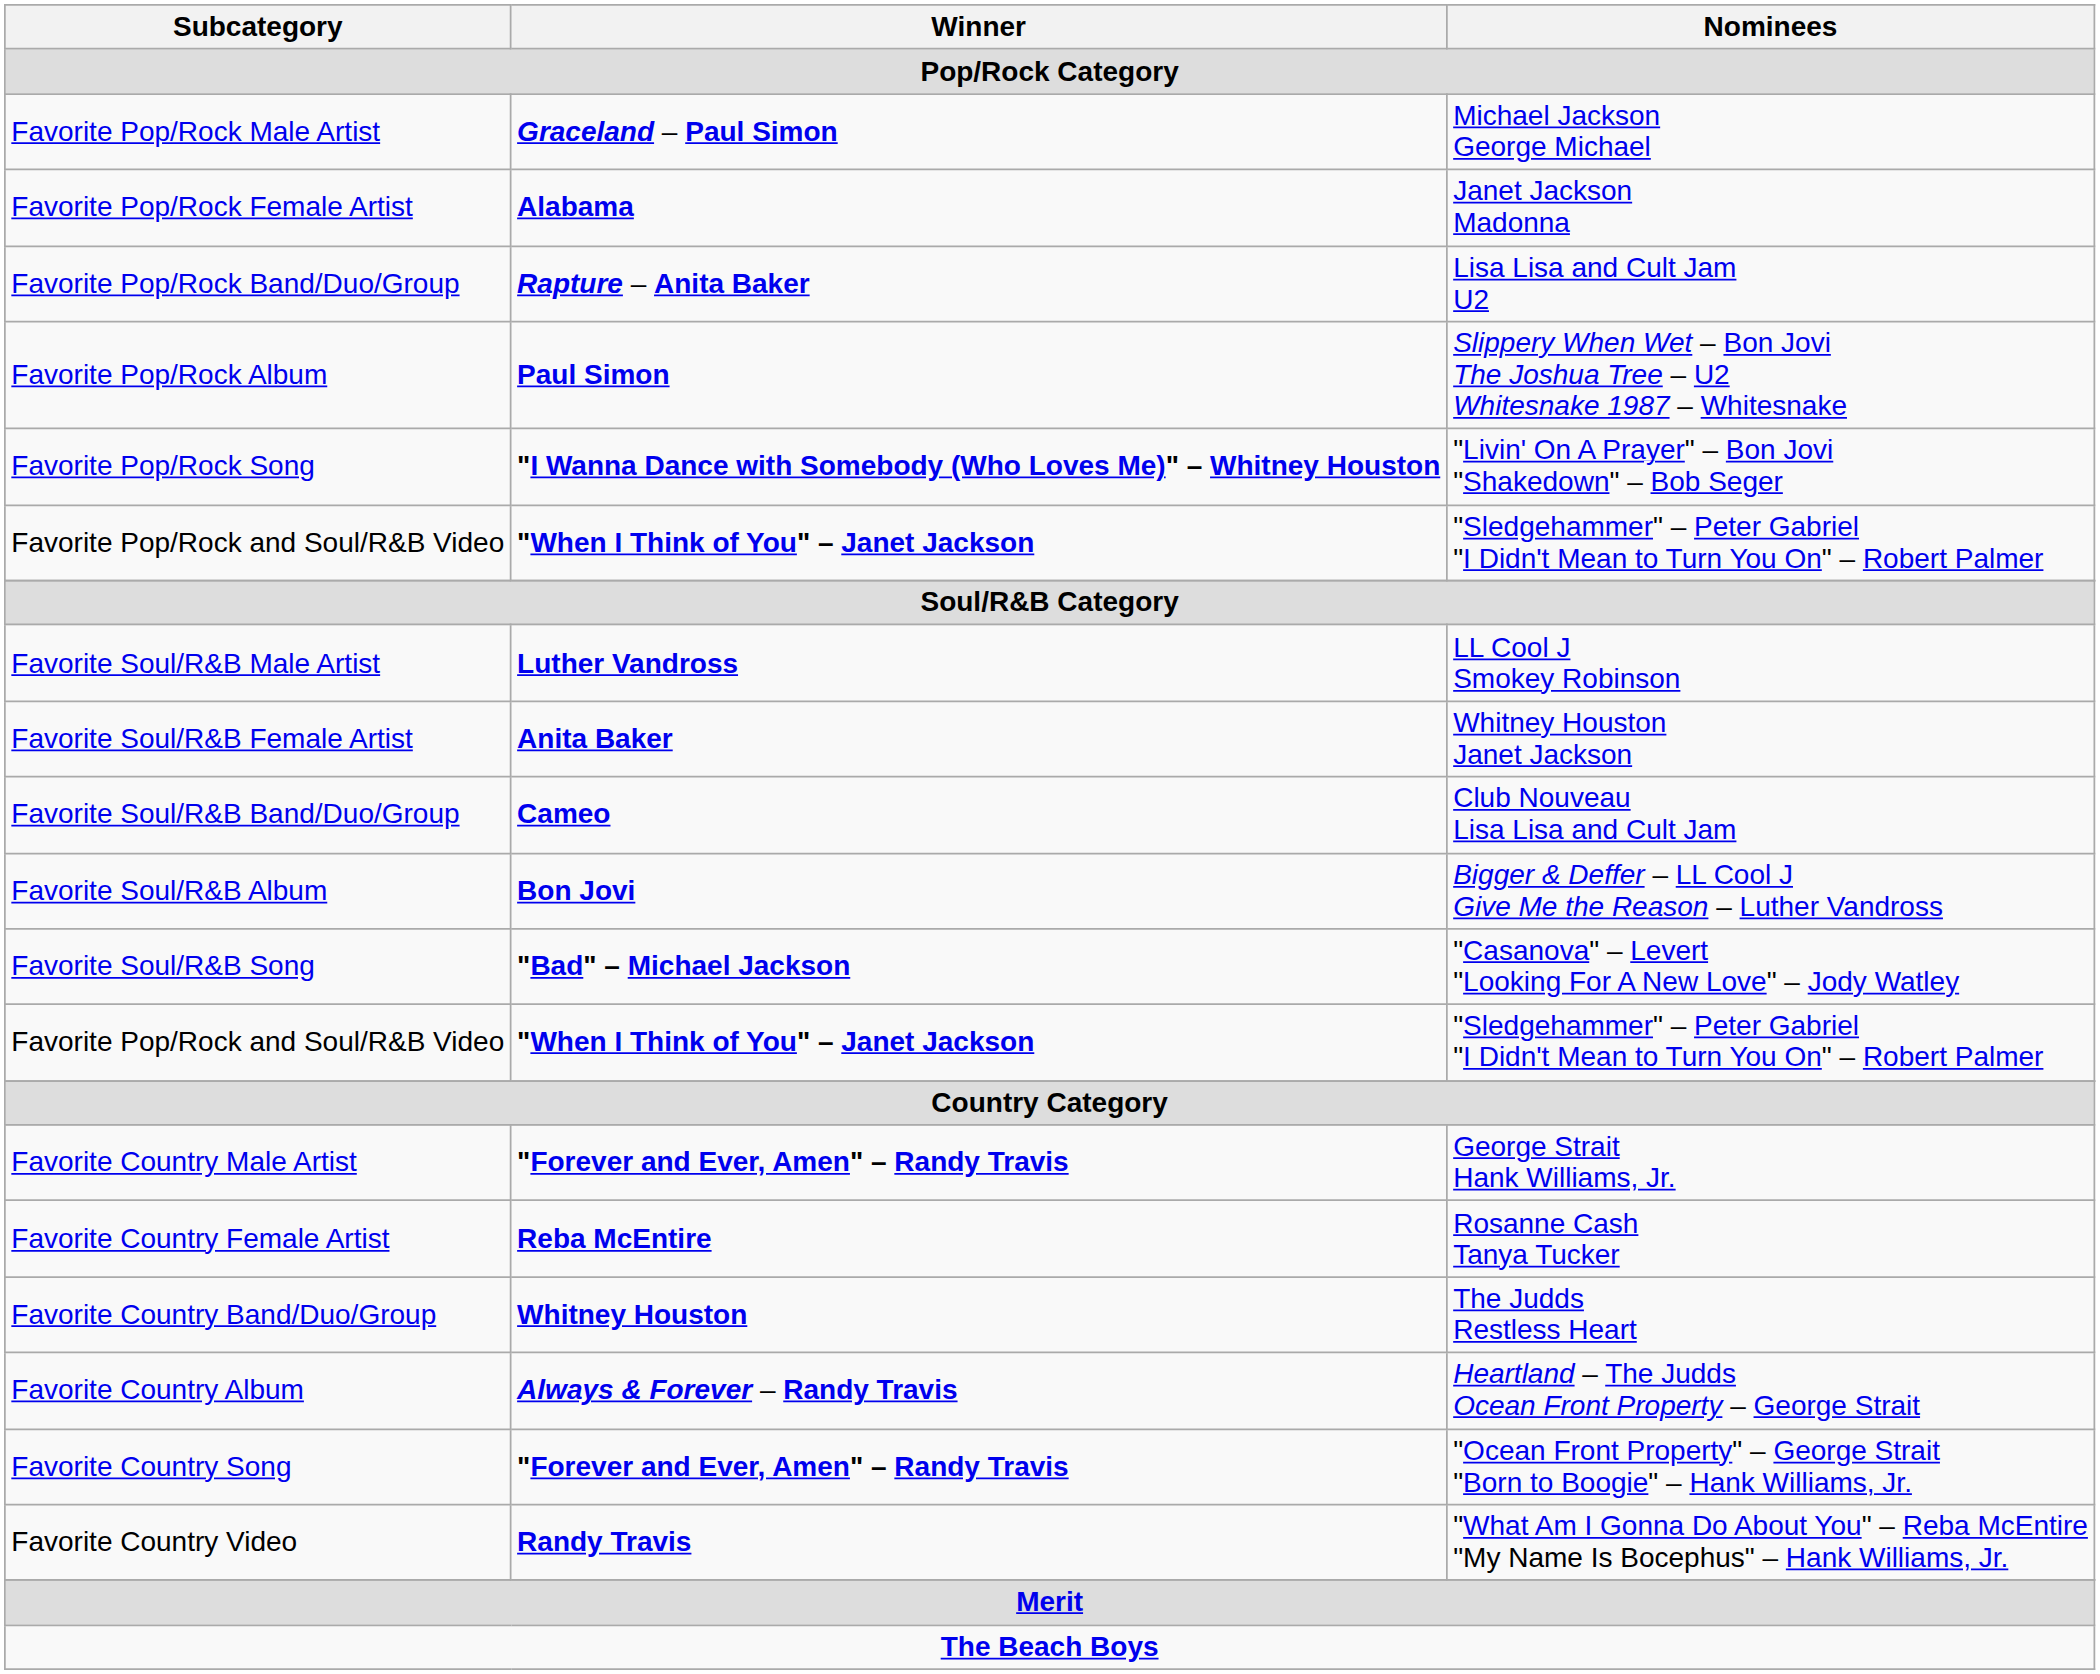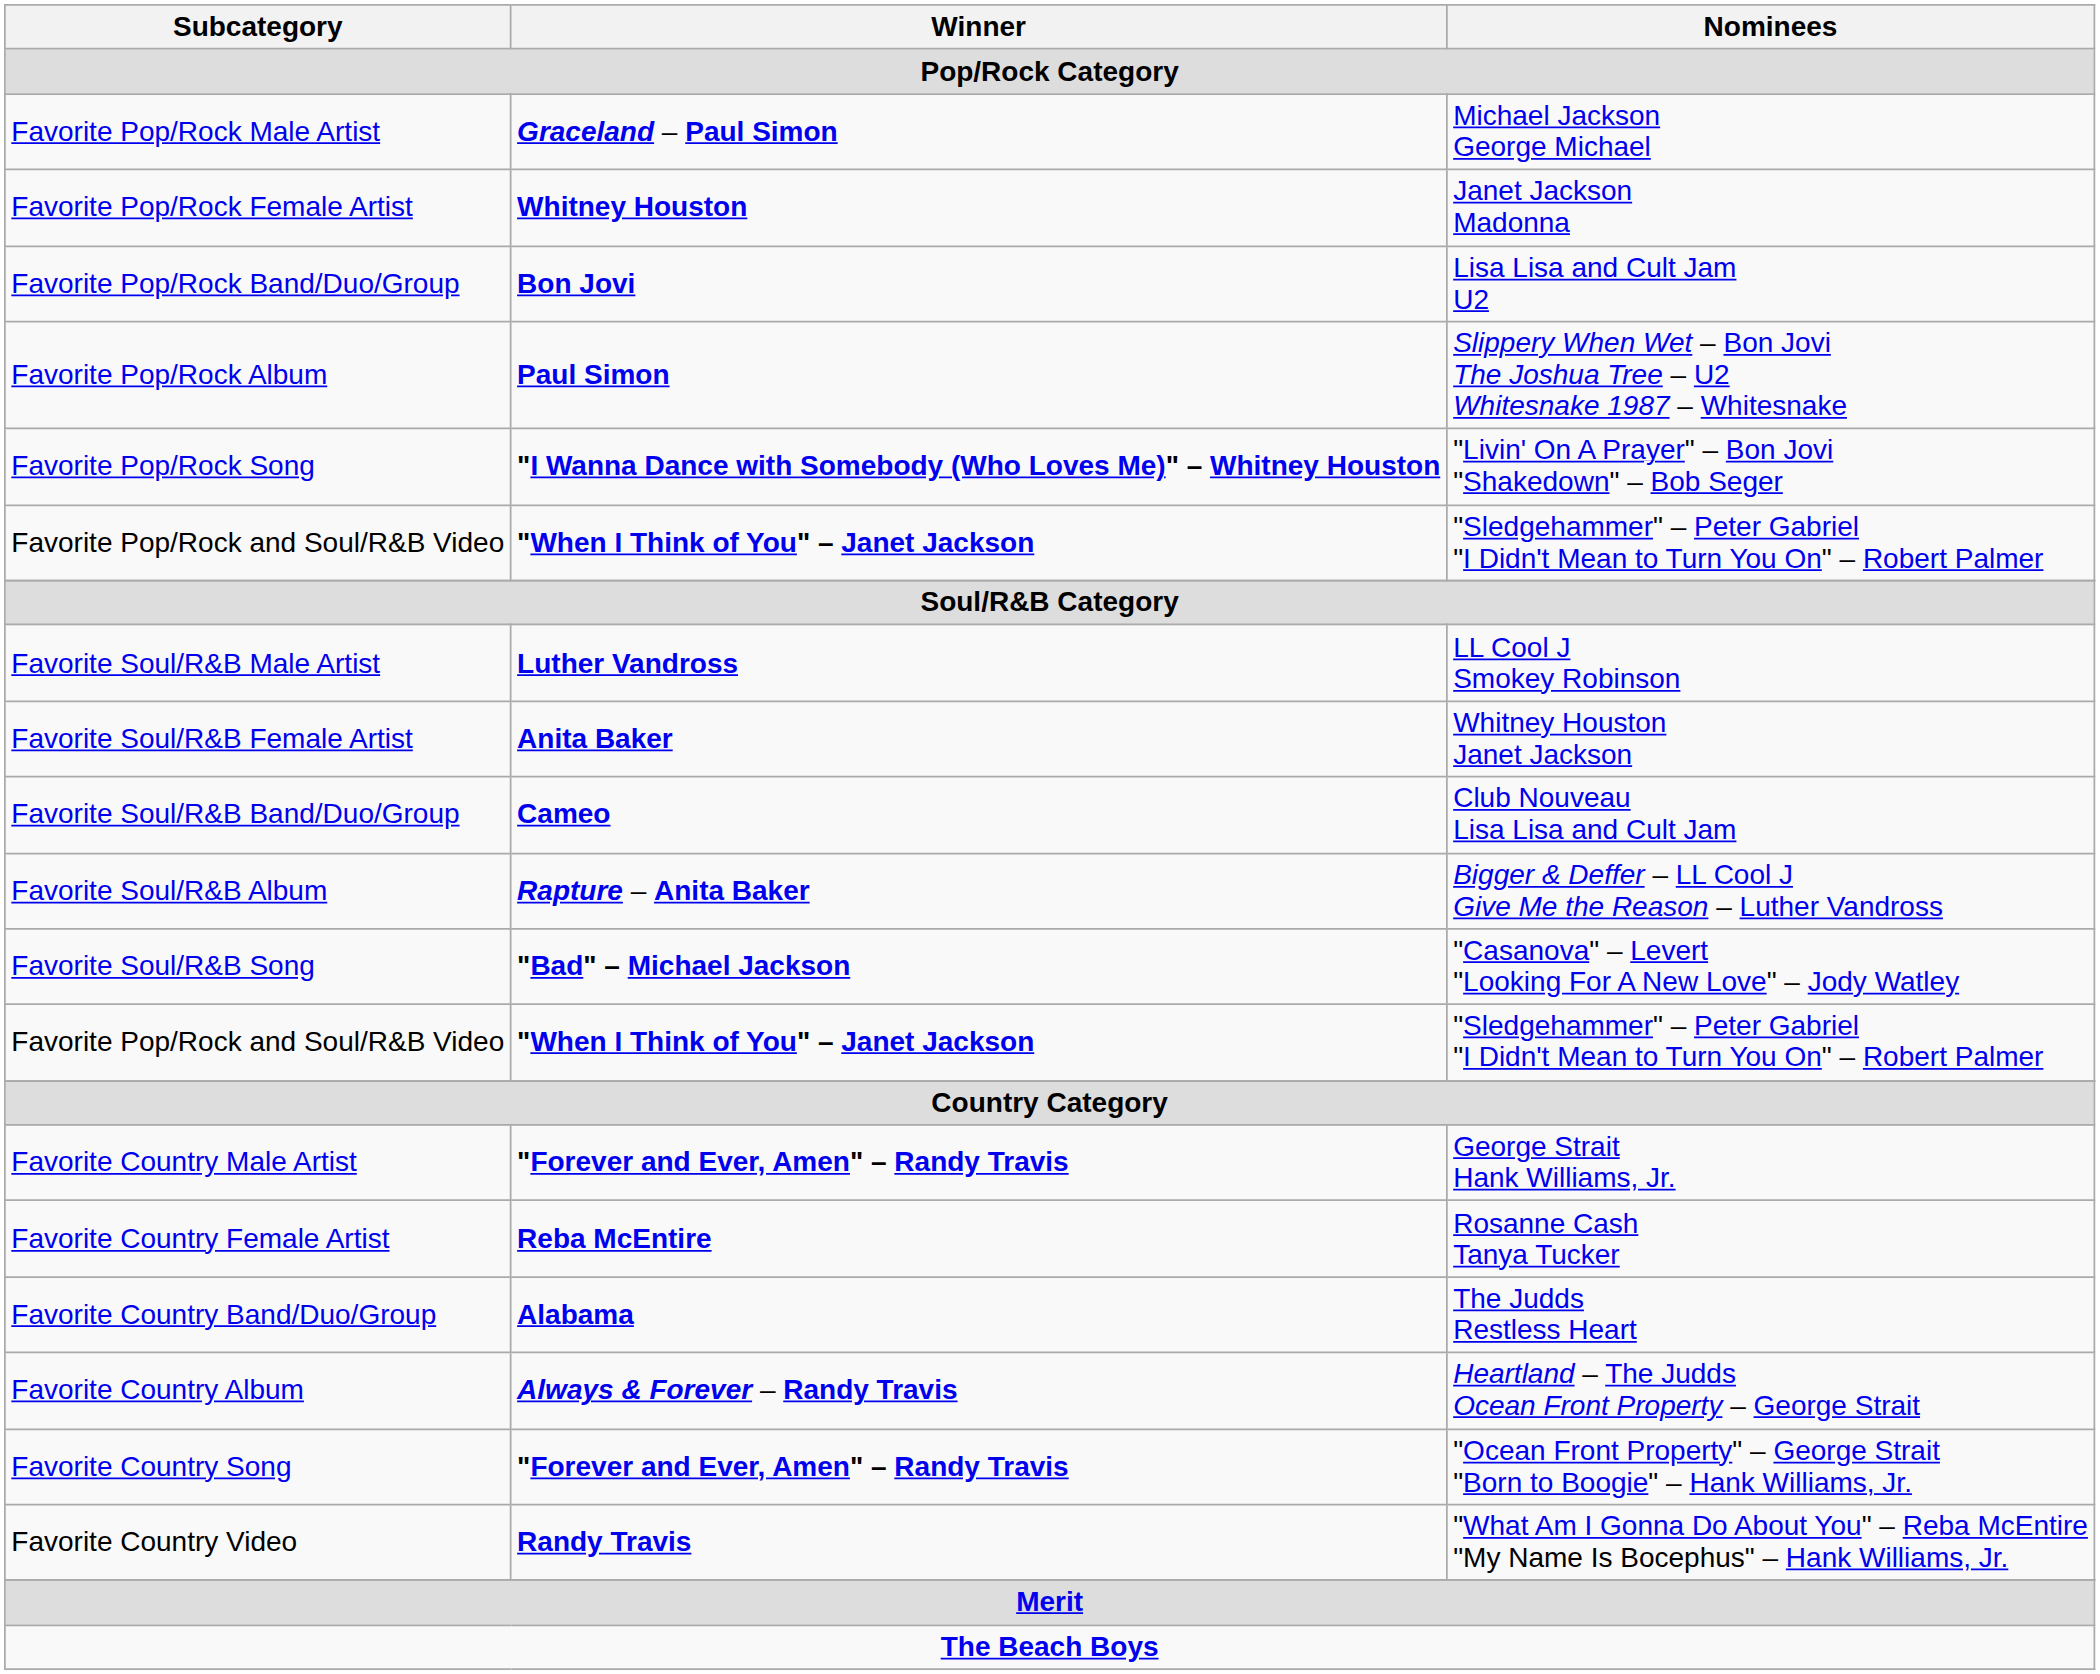(575, 207) Alabama -> (632, 207) Whitney Houston
(663, 283) Rapture – Anita Baker -> (576, 283) Bon Jovi
(576, 890) Bon Jovi -> (663, 890) Rapture – Anita Baker
(632, 1314) Whitney Houston -> (575, 1314) Alabama
